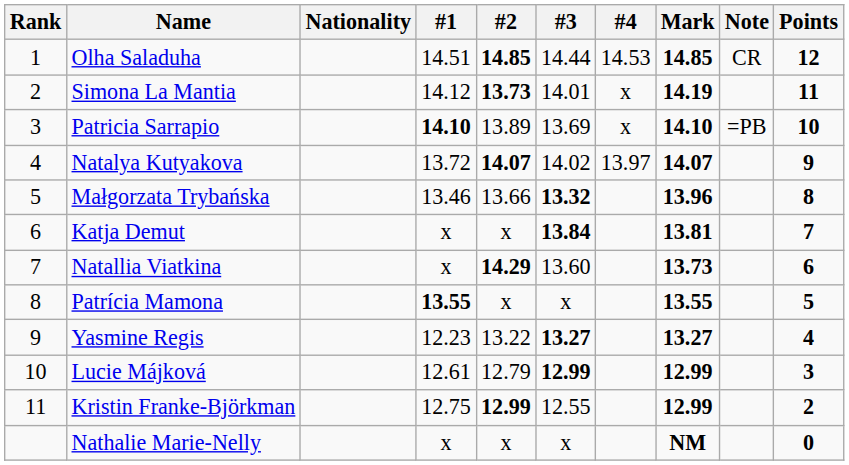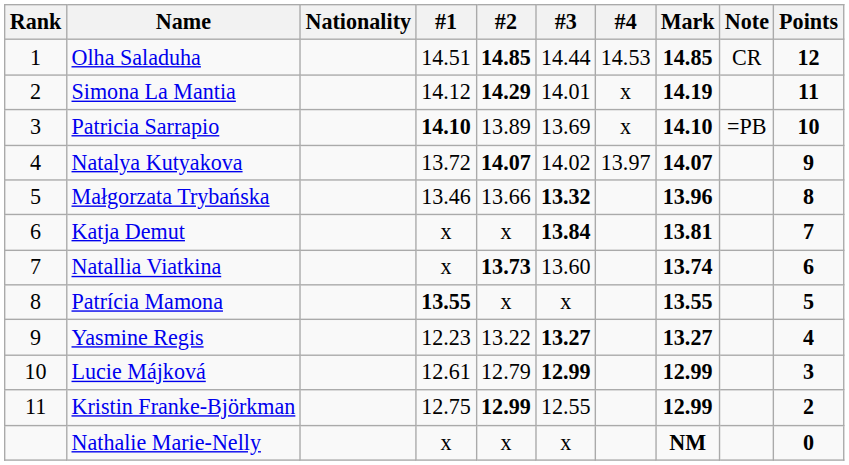(506, 92) 13.73 -> (506, 92) 14.29
(506, 267) 14.29 -> (506, 267) 13.73
(688, 267) 13.73 -> (688, 267) 13.74
